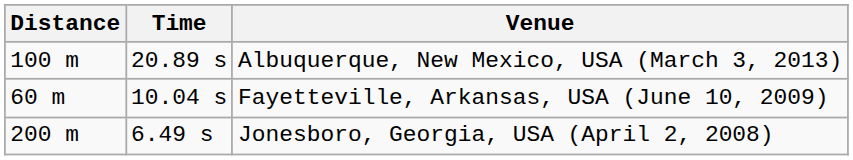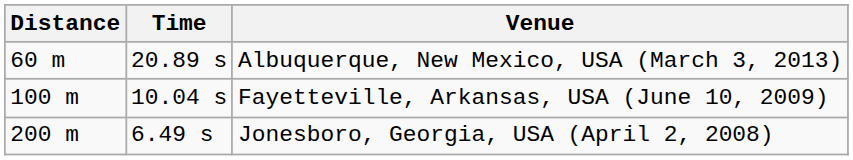(45, 61) 100 m -> (38, 61) 60 m
(38, 98) 60 m -> (45, 98) 100 m
